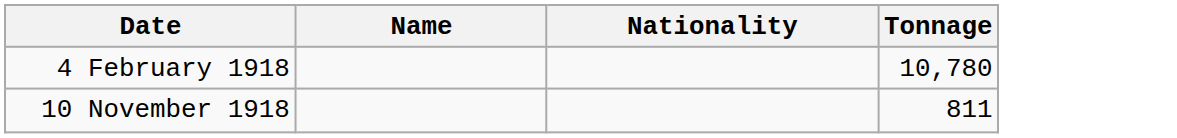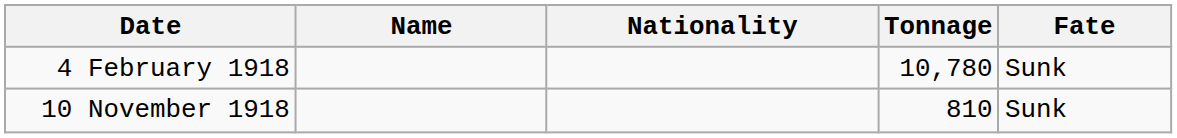+ column: (1084, 26)
(969, 110) 811 -> (969, 110) 810
